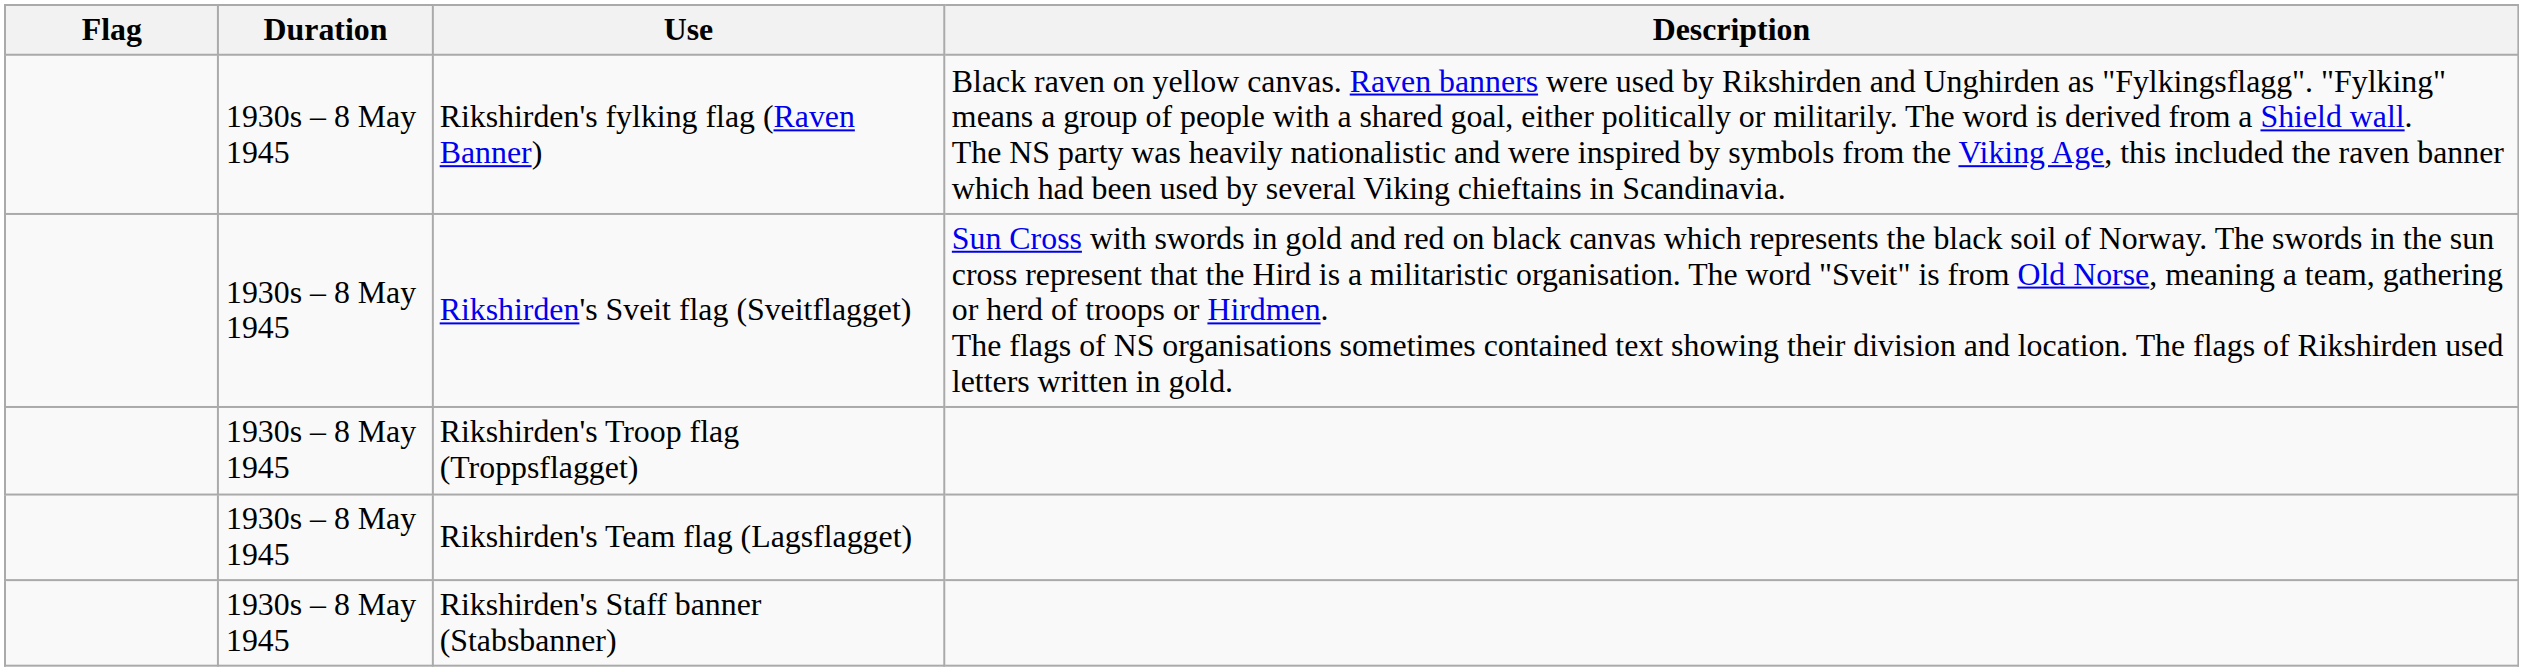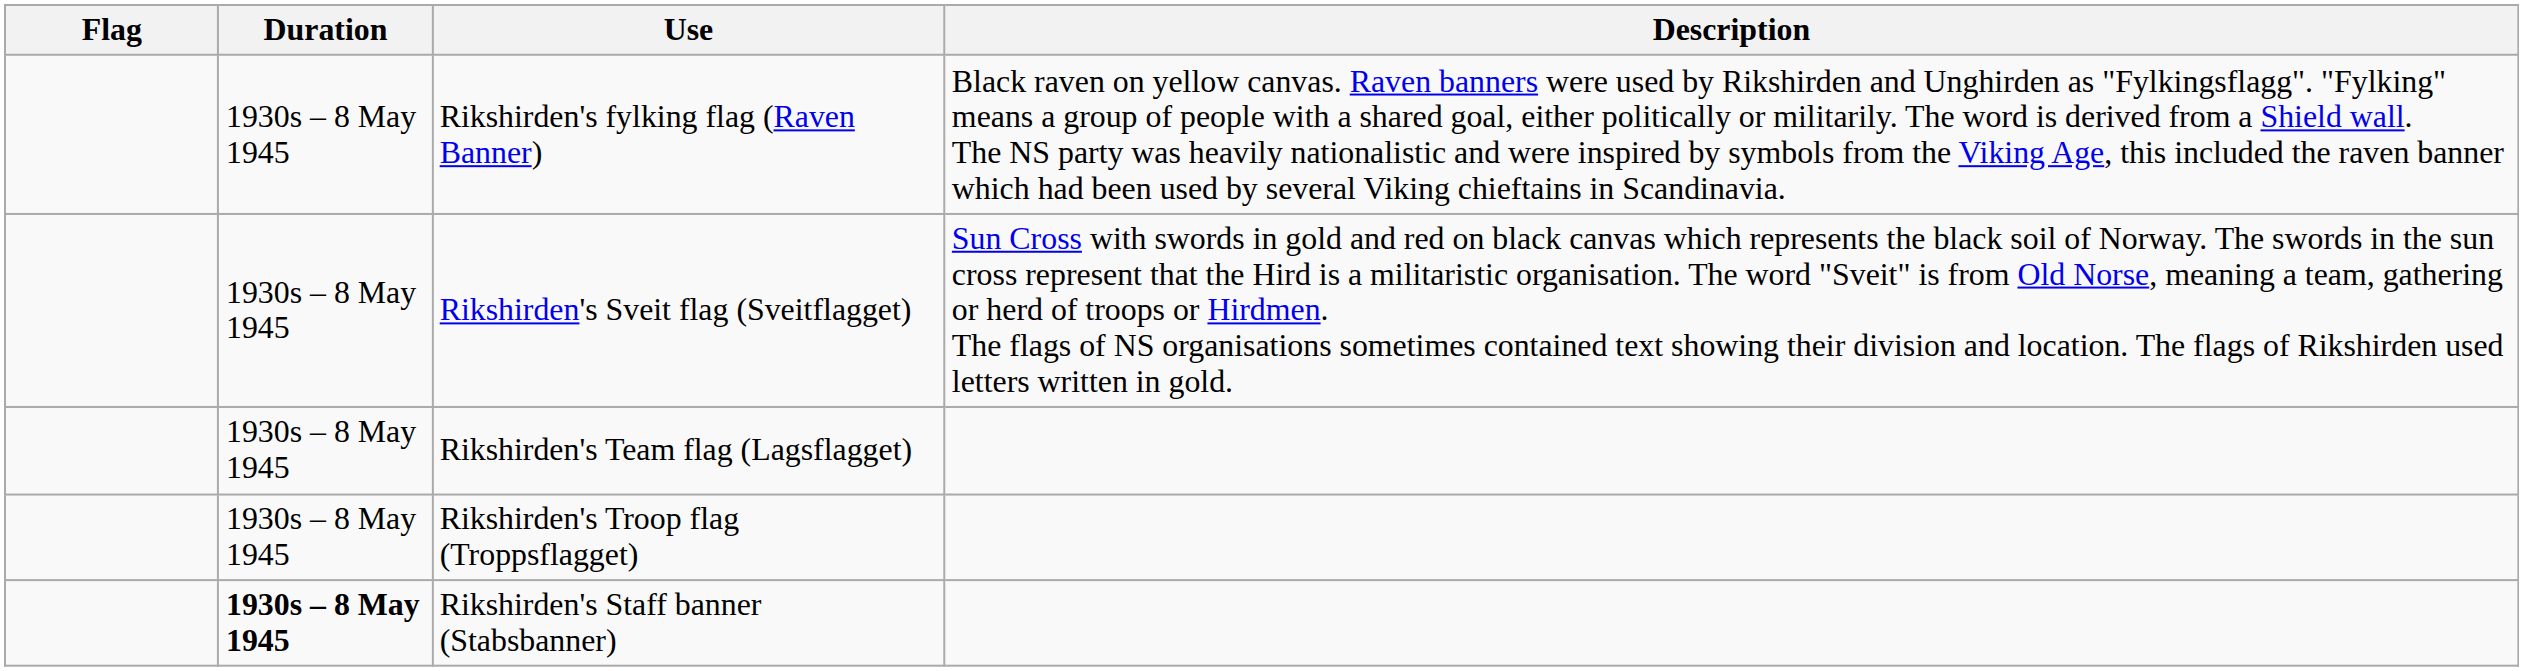rows swapped: (589, 449) <-> (676, 536)
(321, 622) normal -> (323, 622) bold
